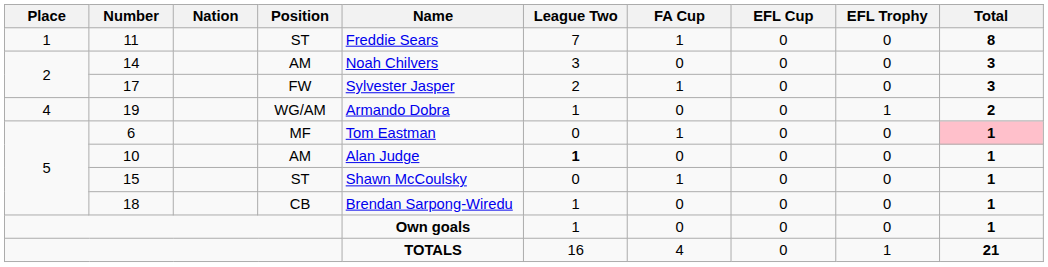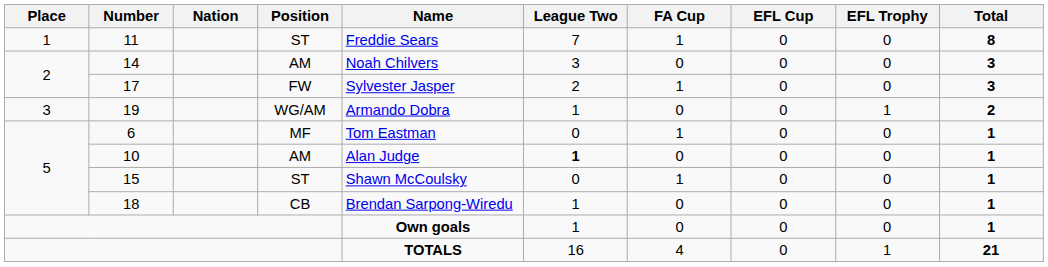(47, 110) 4 -> (47, 110) 3
(991, 133) pink background -> (991, 133) no background
